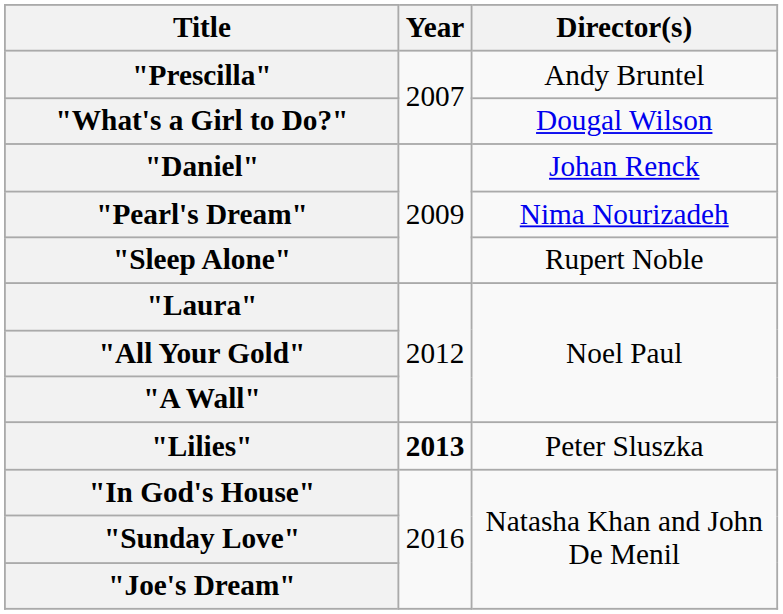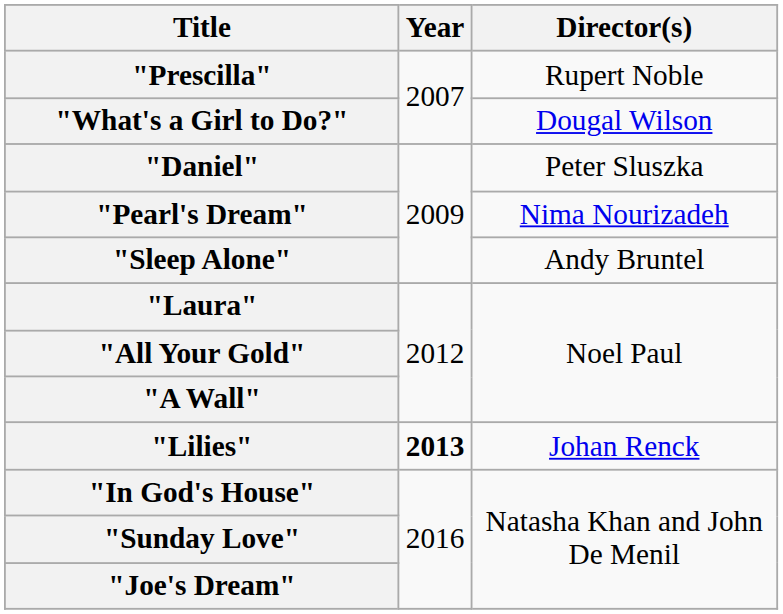(624, 74) Andy Bruntel -> (624, 74) Rupert Noble
(624, 167) Johan Renck -> (624, 167) Peter Sluszka
(624, 259) Rupert Noble -> (624, 259) Andy Bruntel
(624, 445) Peter Sluszka -> (624, 445) Johan Renck
